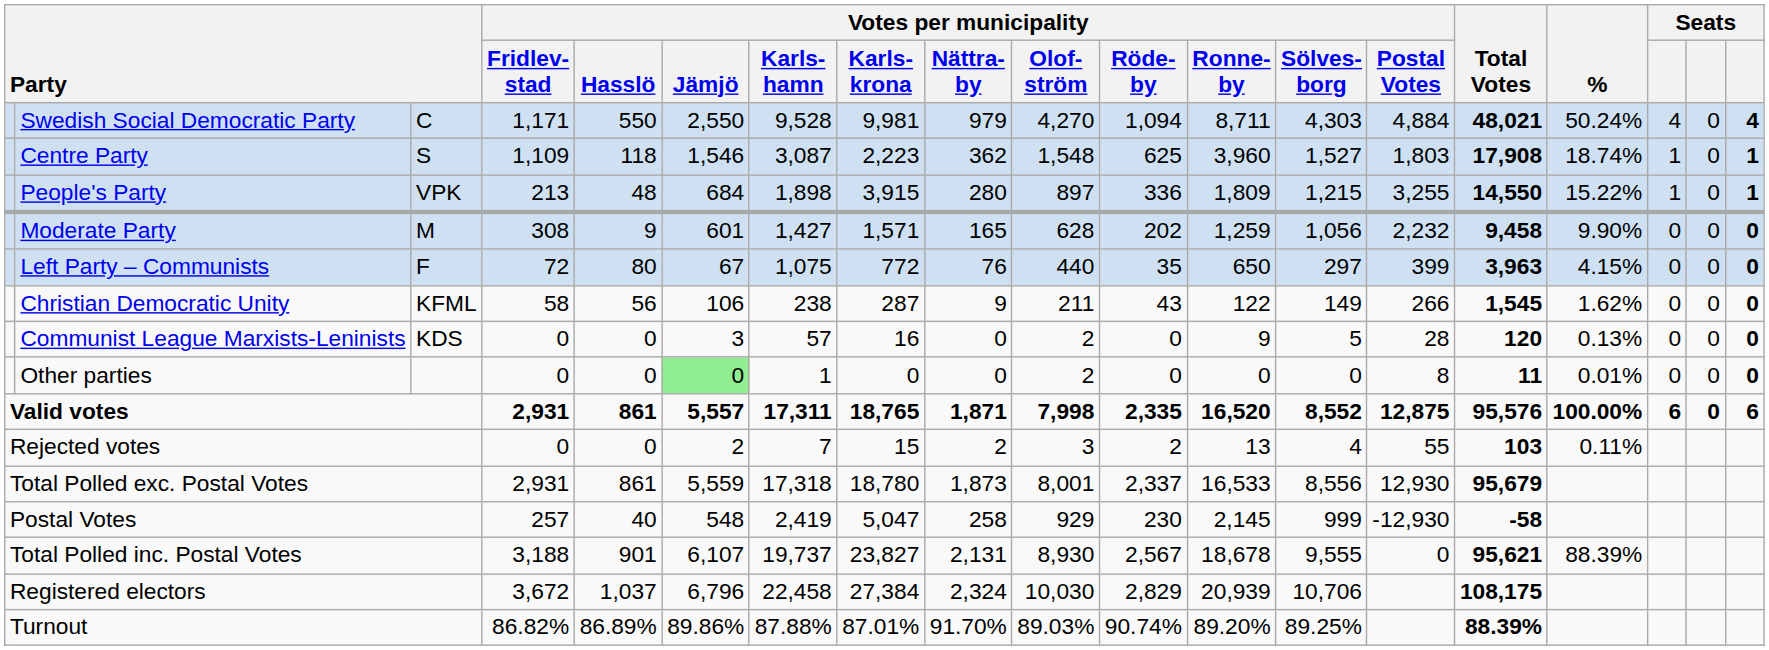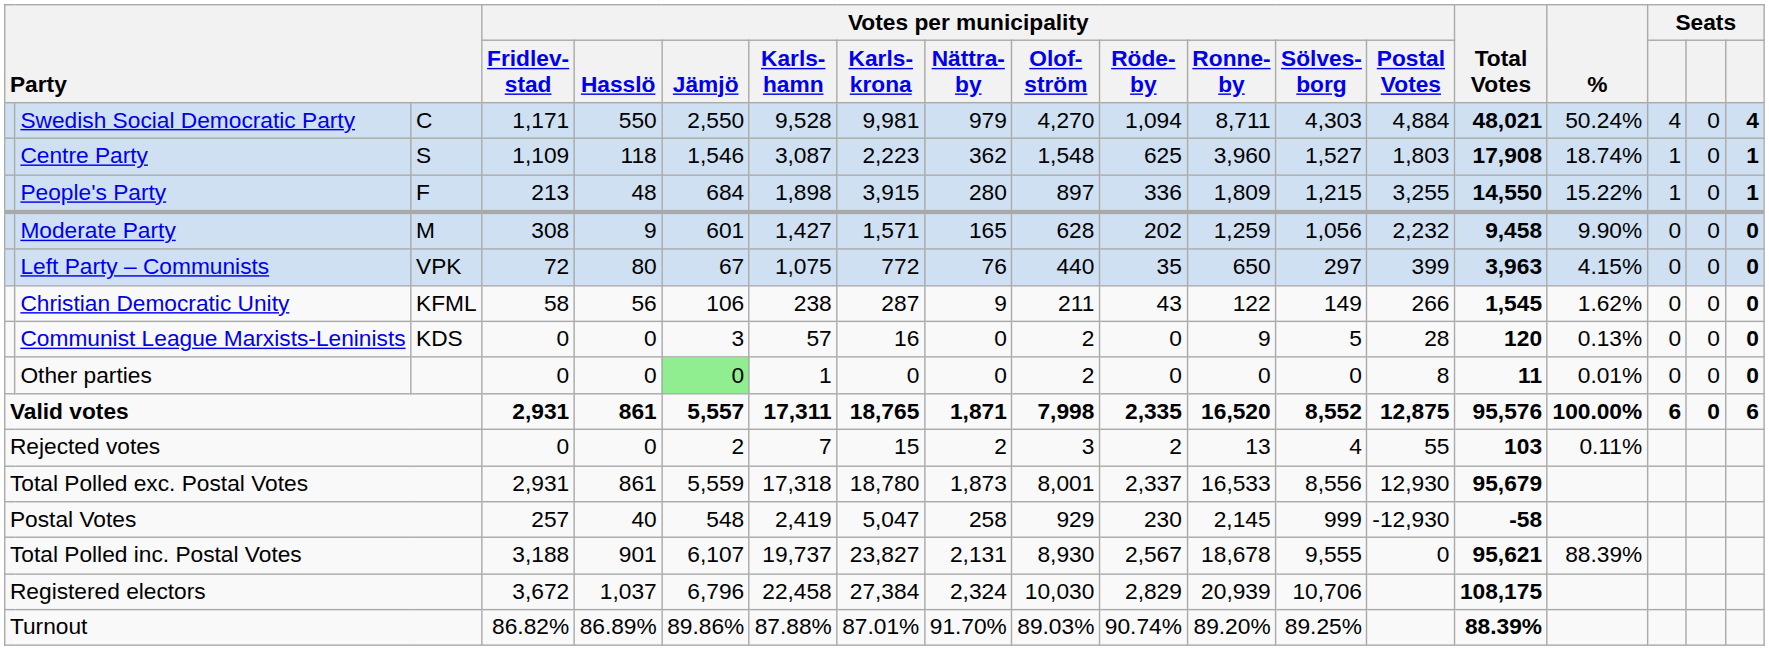(439, 192) VPK -> (423, 192) F
(423, 267) F -> (439, 267) VPK
